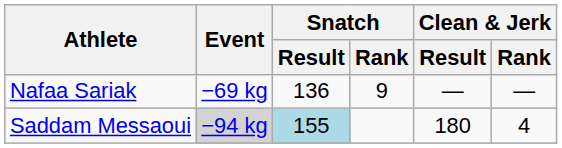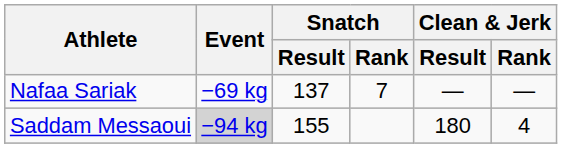(311, 92) 136 -> (311, 92) 137
(382, 92) 9 -> (382, 92) 7
(311, 126) lightblue background -> (311, 126) no background
